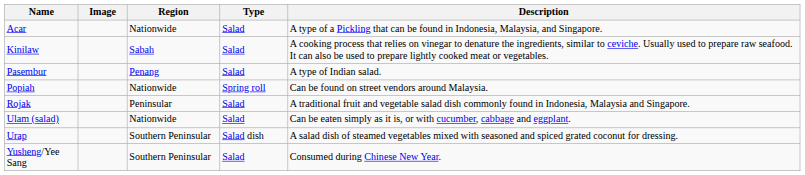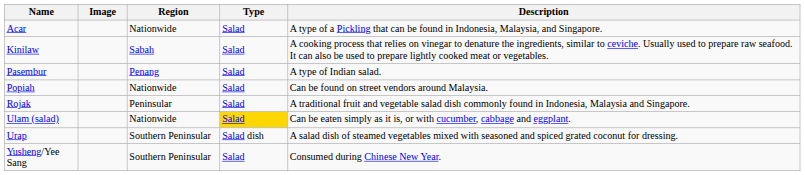(244, 87) Spring roll -> (233, 87) Salad
(233, 119) no background -> (233, 119) gold background
